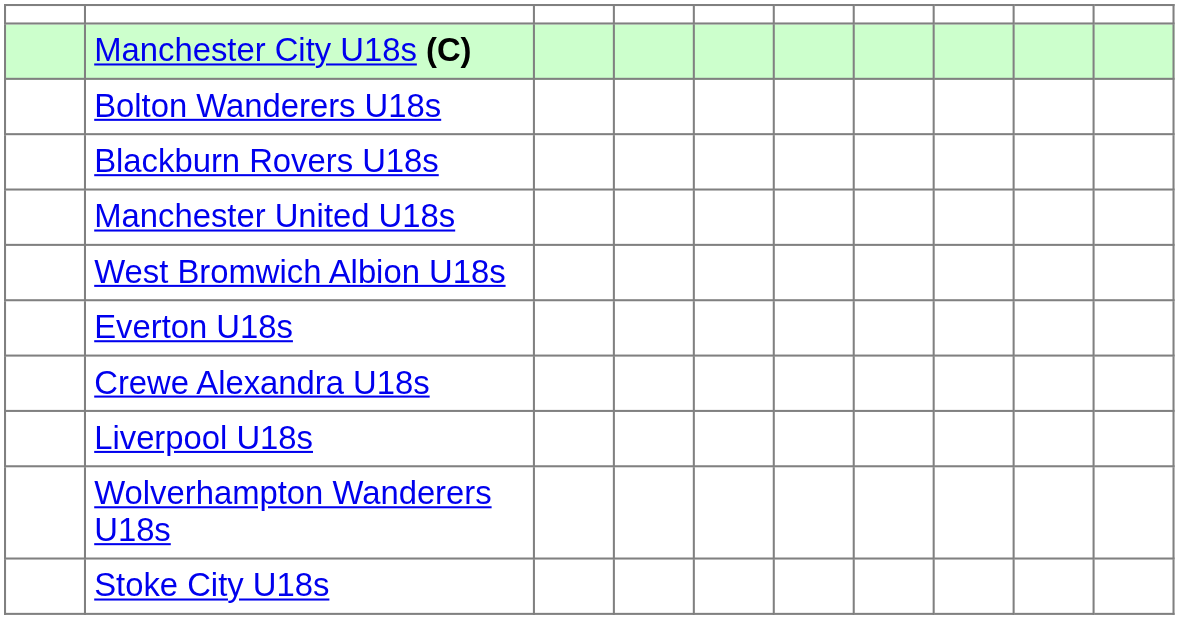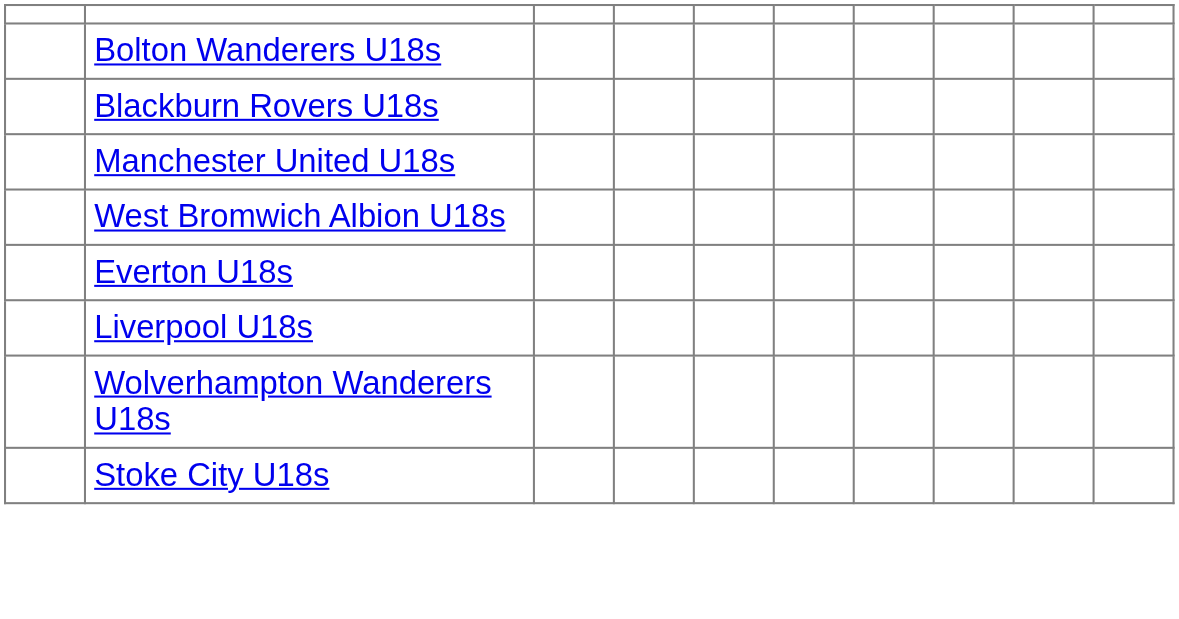- row: (283, 50)
- row: (262, 382)
